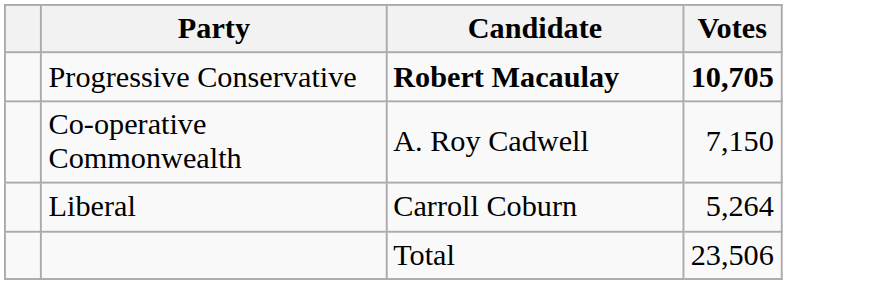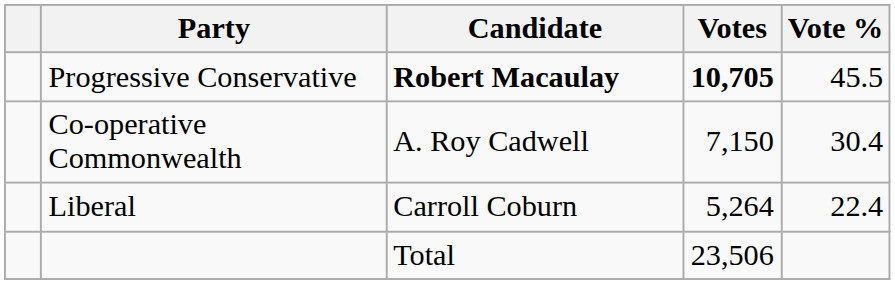+ column: (835, 28)
